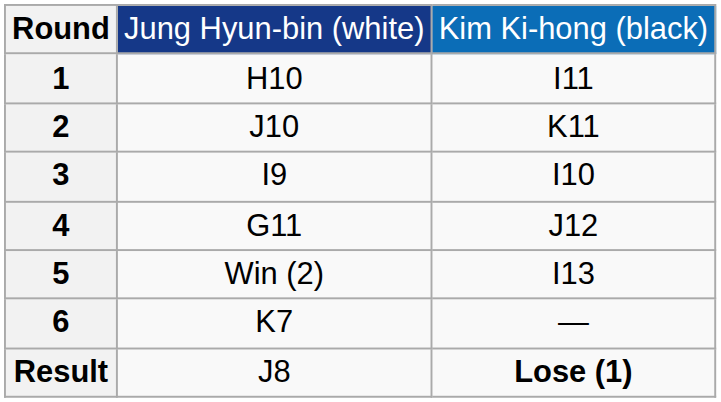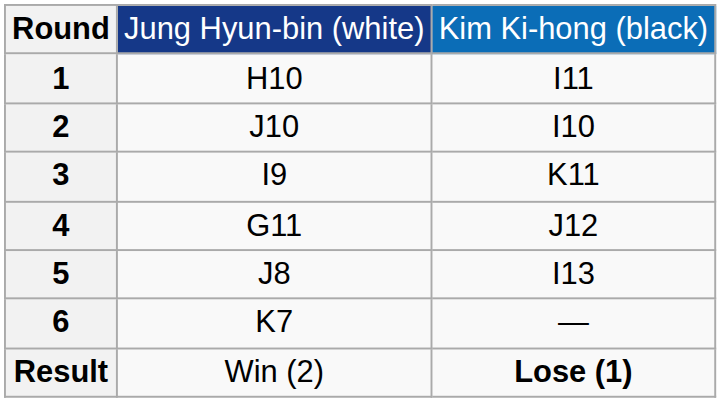(573, 126) K11 -> (573, 126) I10
(573, 175) I10 -> (573, 175) K11
(274, 273) Win (2) -> (274, 273) J8
(274, 371) J8 -> (274, 371) Win (2)
